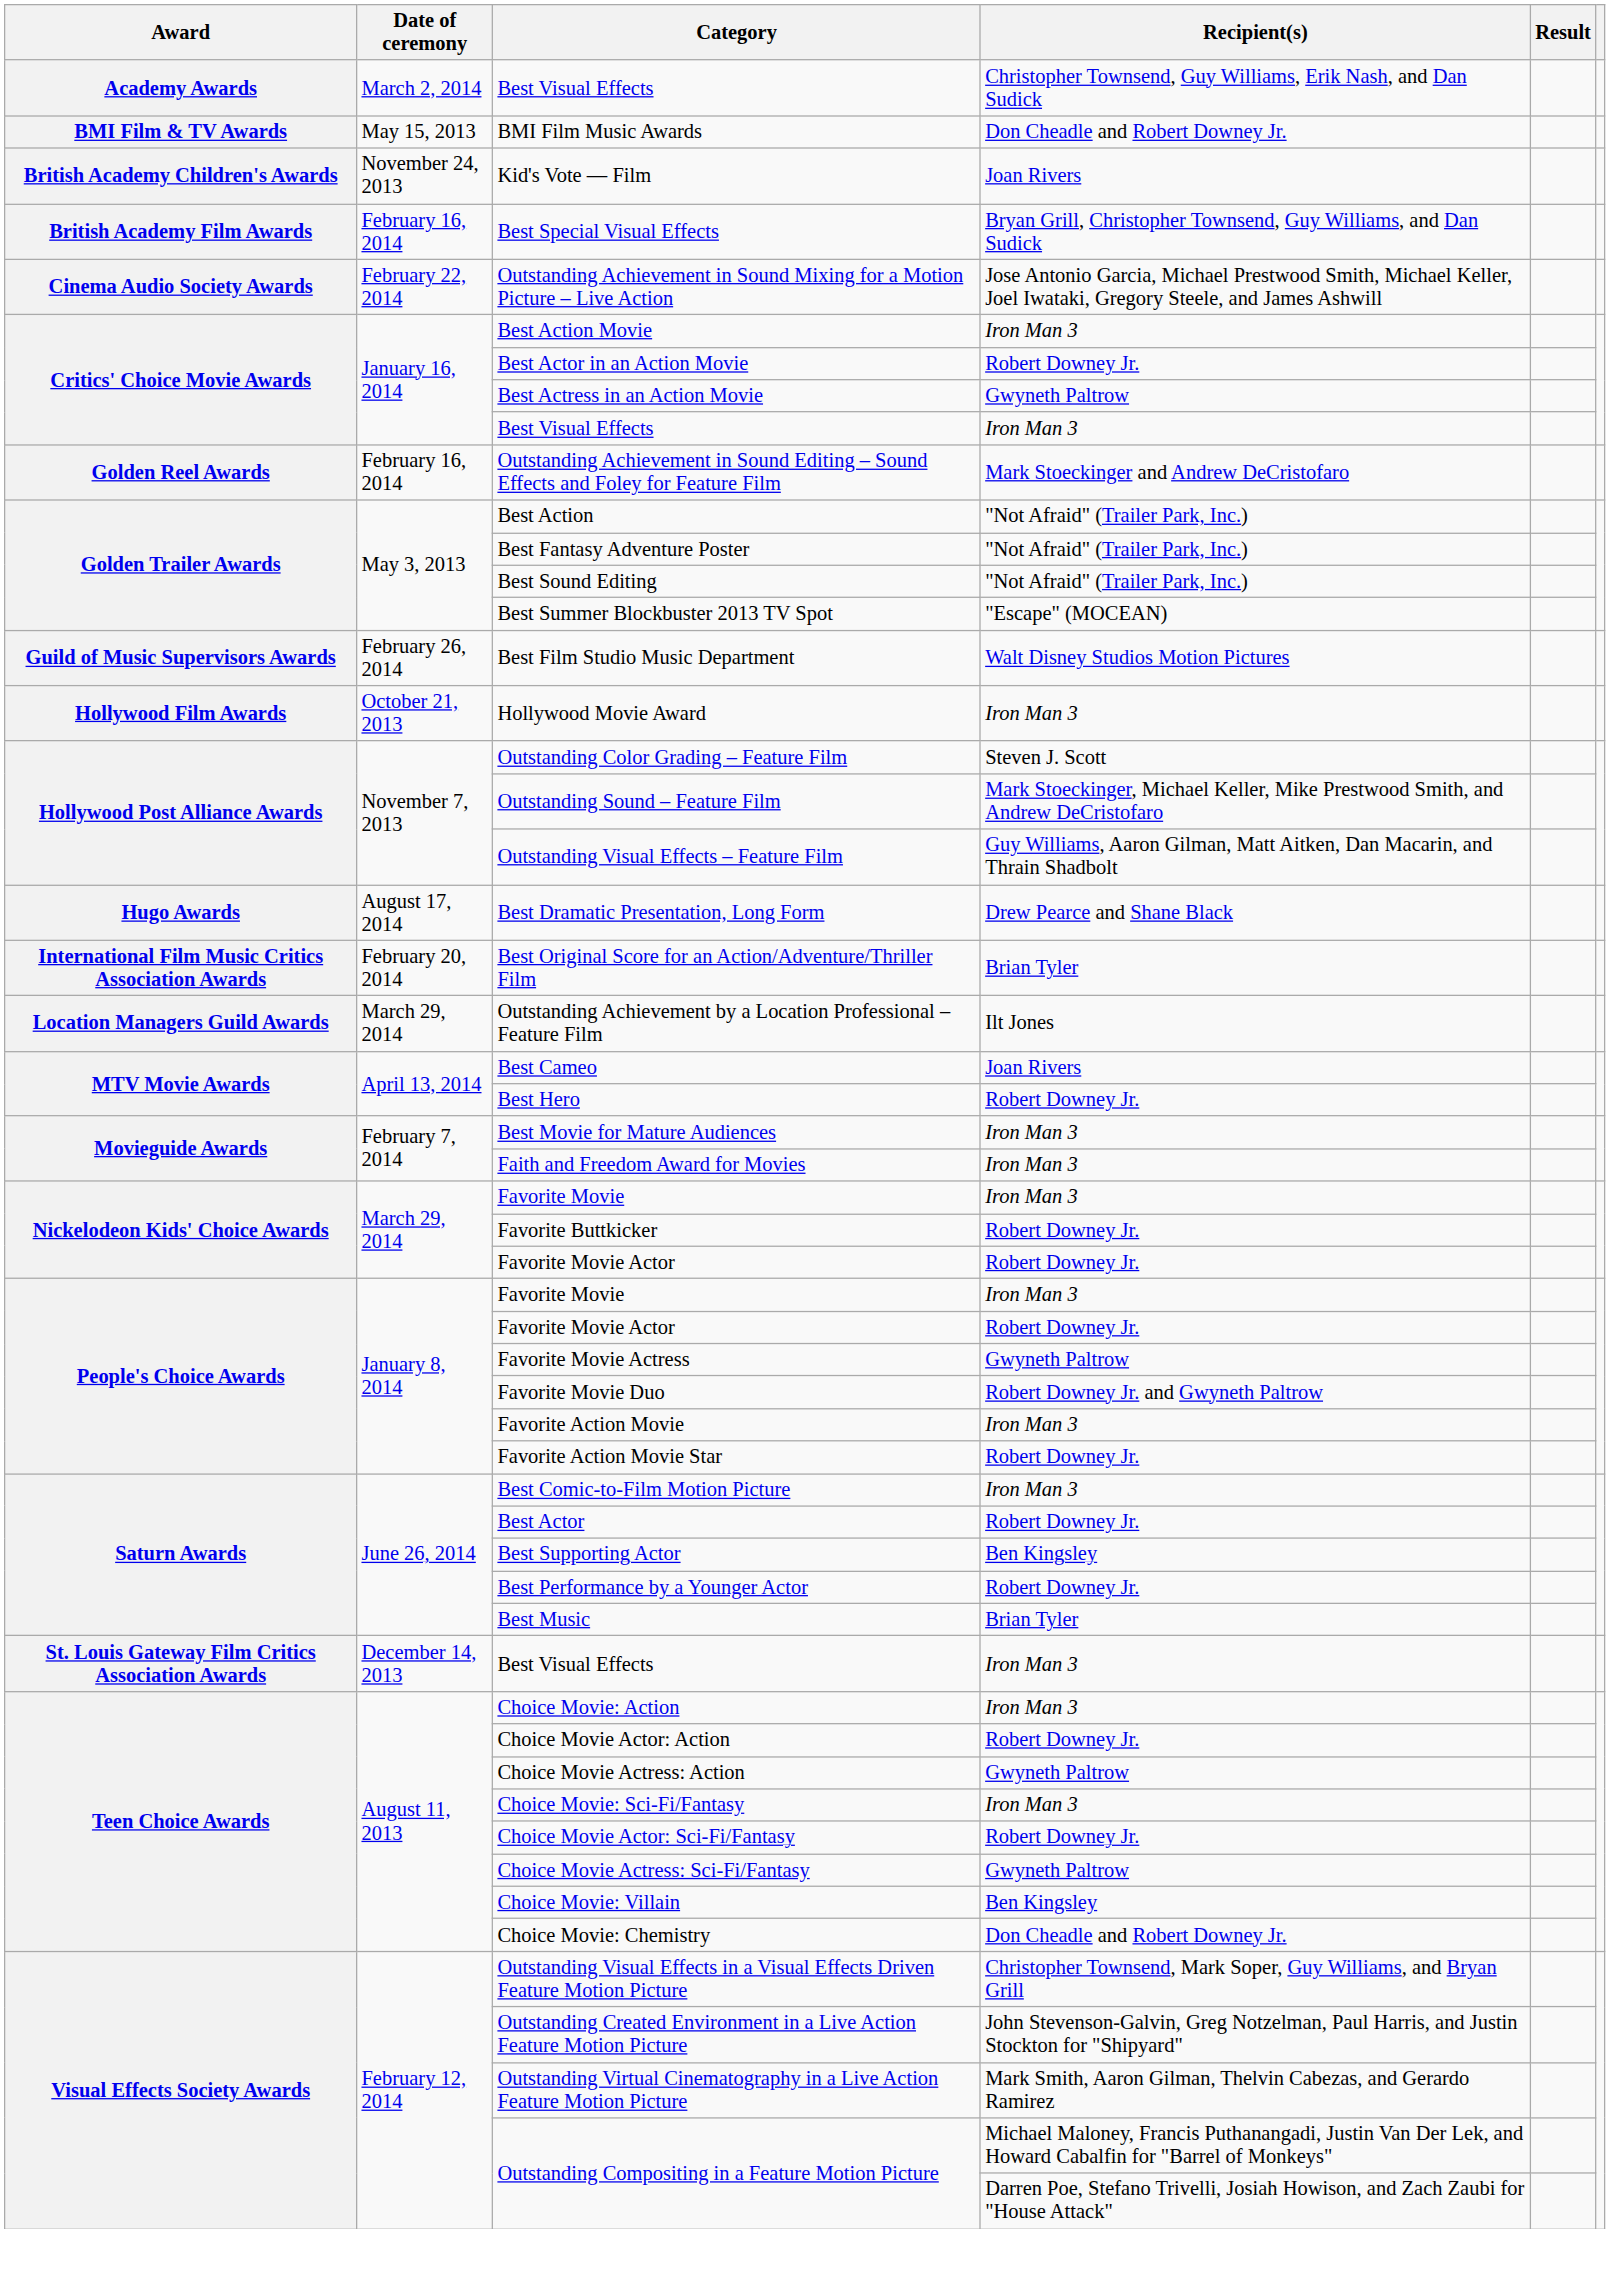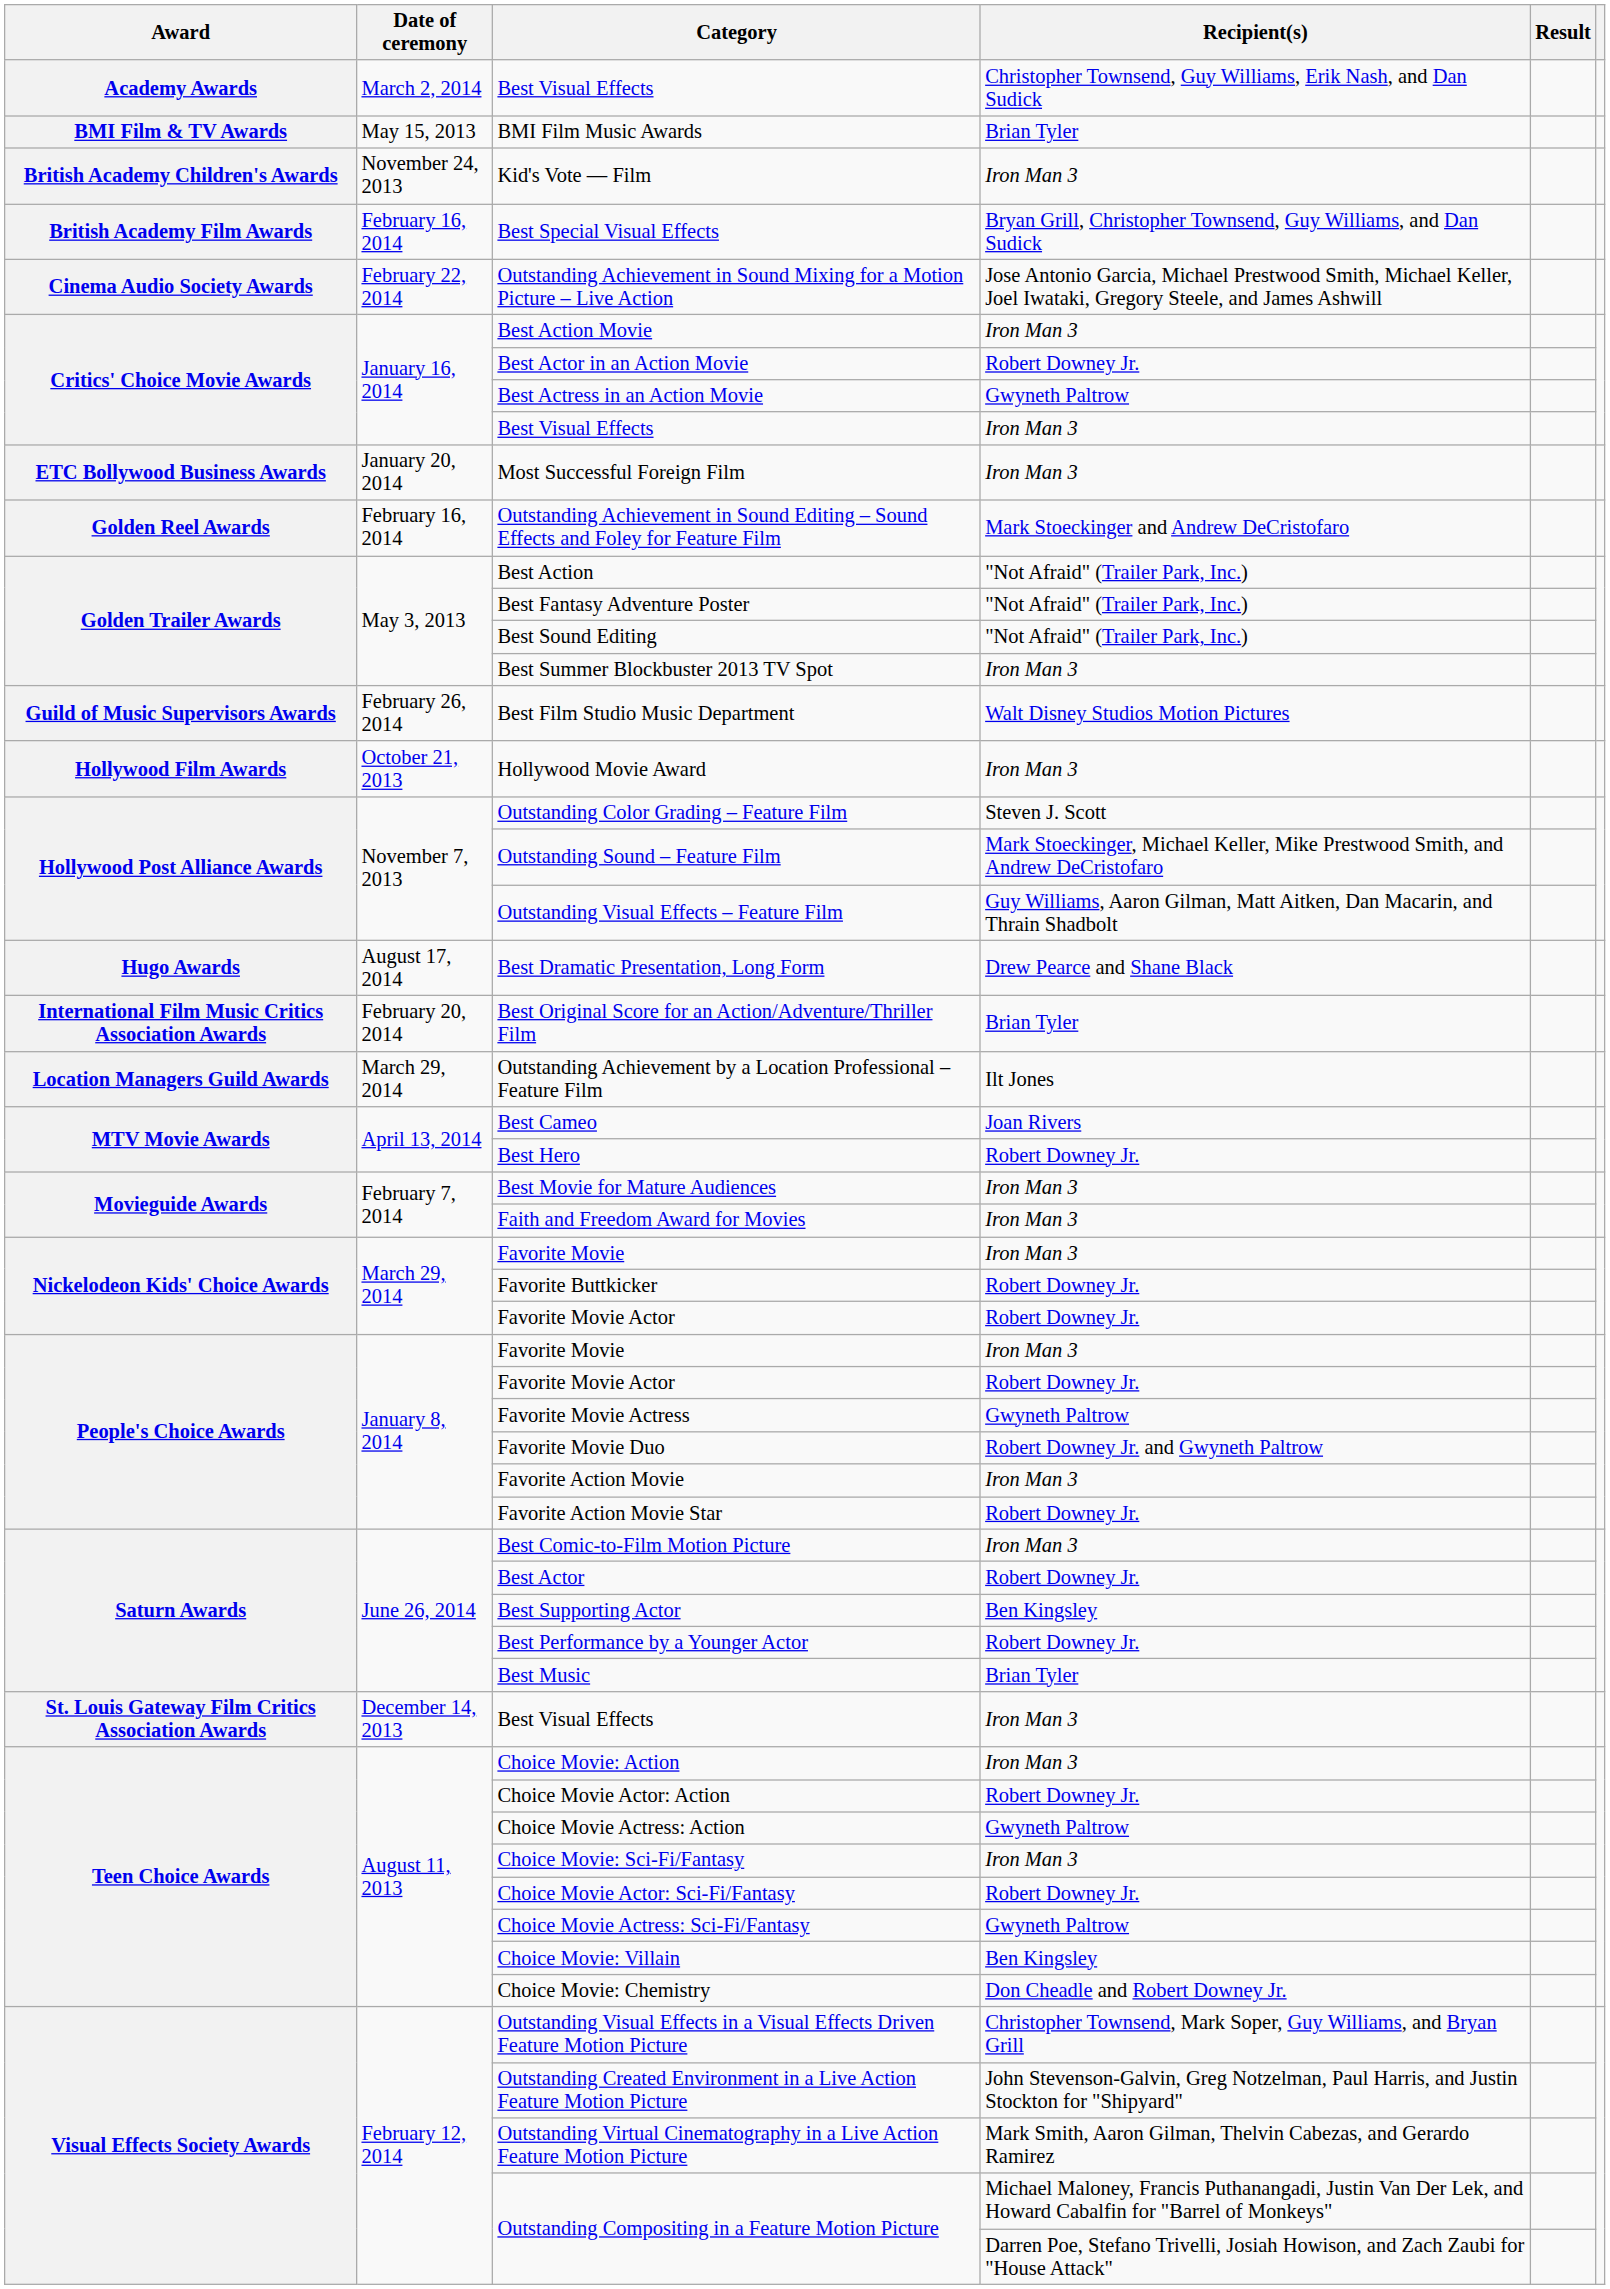(1136, 131) Don Cheadle and Robert Downey Jr. -> (1032, 131) Brian Tyler
(1033, 175) Joan Rivers -> (1031, 175) Iron Man 3
+ row: (181, 472)
(1076, 613) "Escape" (MOCEAN) -> (1031, 669) Iron Man 3
